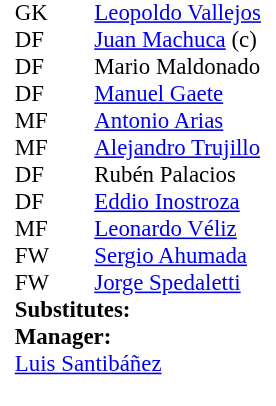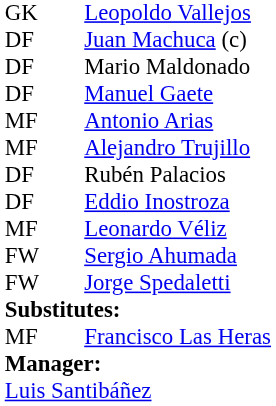+ row: (178, 336)
